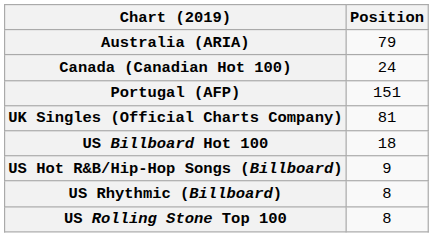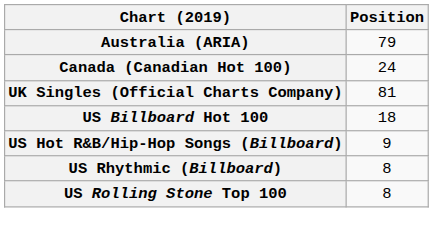- row: (175, 93)
